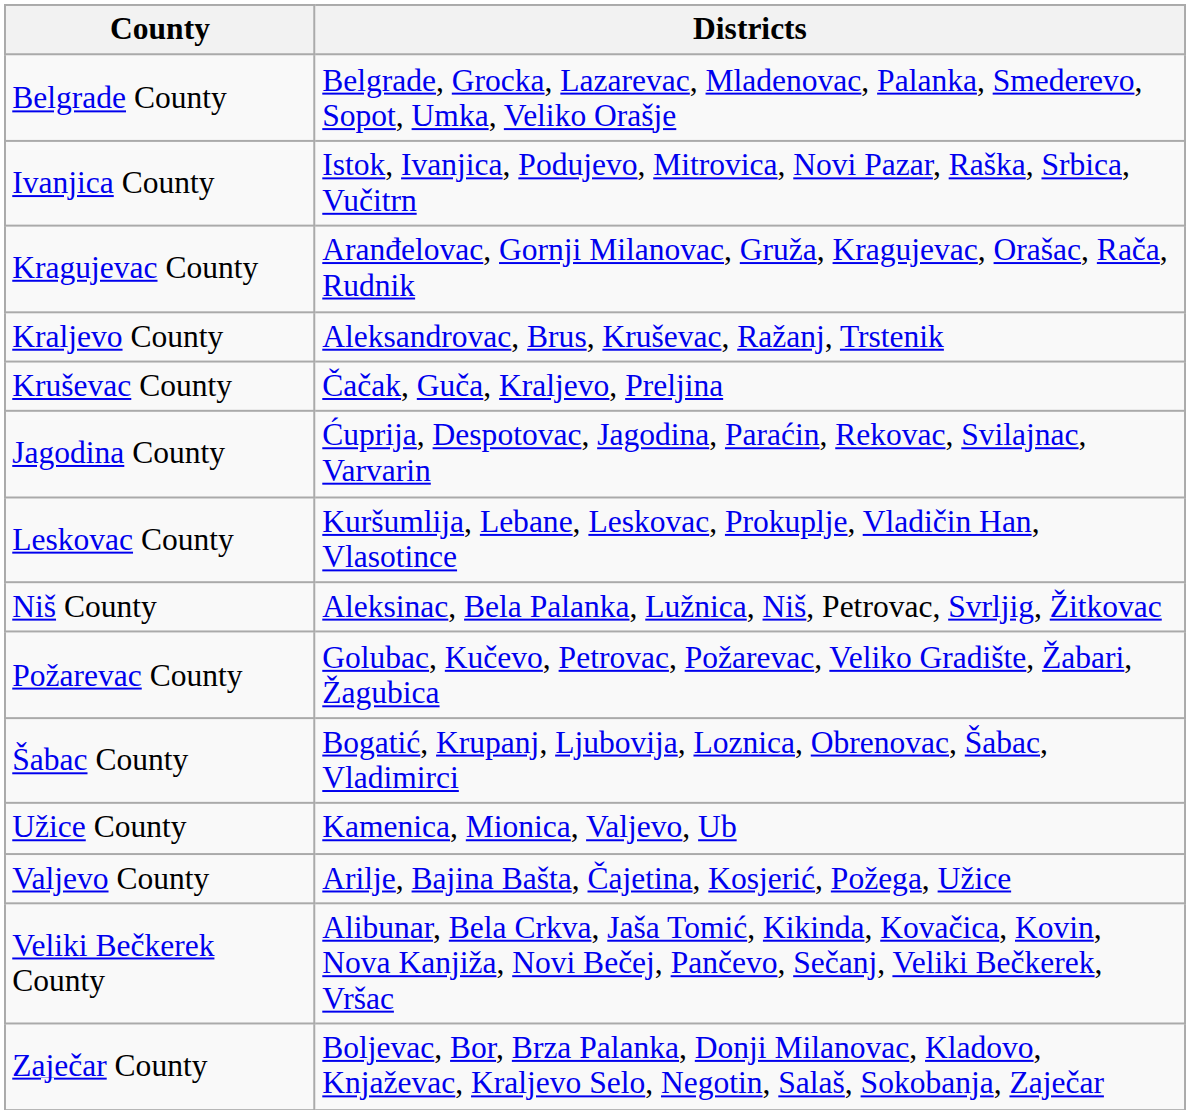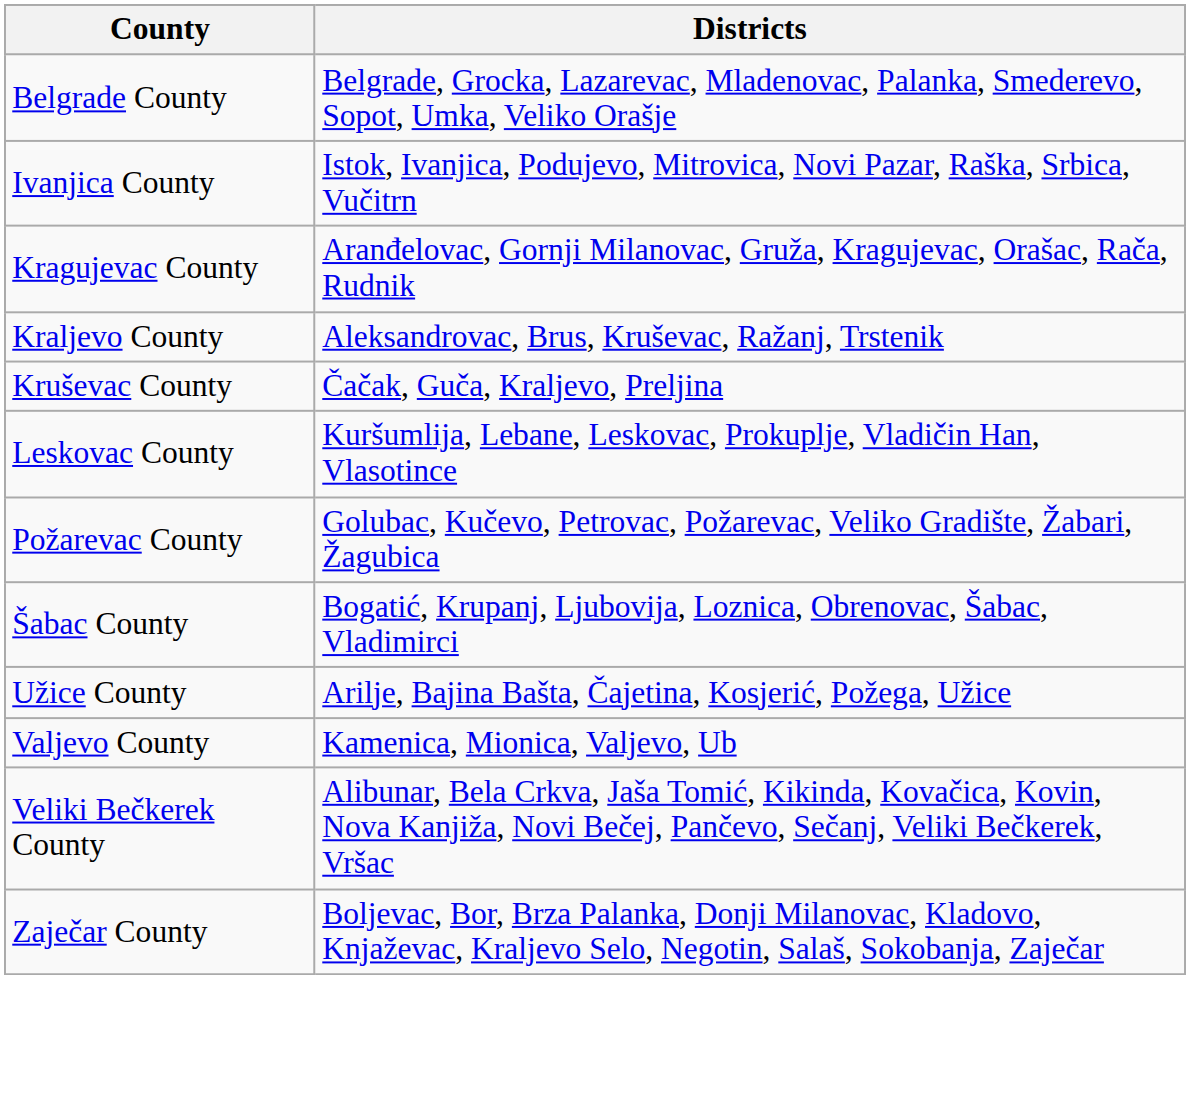- row: (119, 453)
- row: (85, 606)
(529, 827) Kamenica, Mionica, Valjevo, Ub -> (667, 692) Arilje, Bajina Bašta, Čajetina, Kosjerić, Požega, Užice
(667, 877) Arilje, Bajina Bašta, Čajetina, Kosjerić, Požega, Užice -> (529, 742) Kamenica, Mionica, Valjevo, Ub
